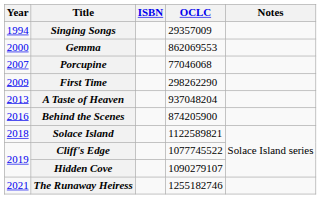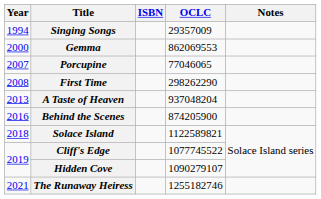(190, 64) 77046068 -> (190, 64) 77046065
(18, 82) 2009 -> (18, 82) 2008
